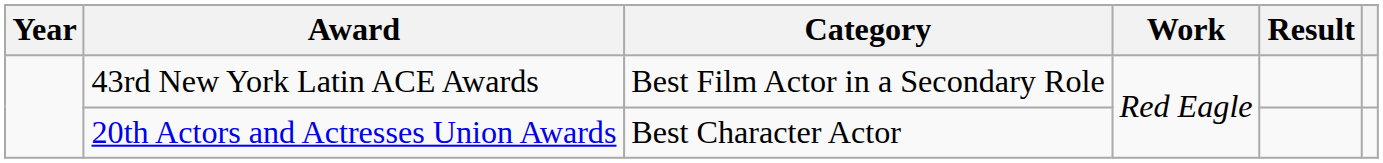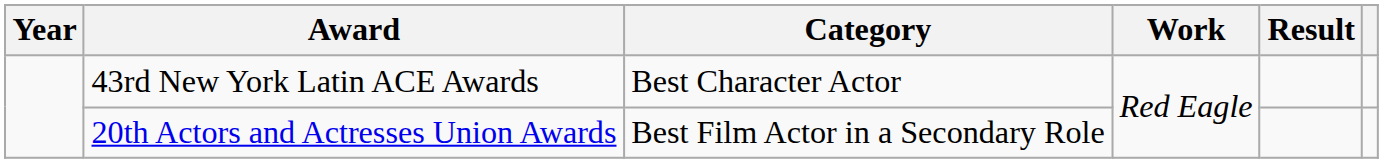(868, 81) Best Film Actor in a Secondary Role -> (766, 81) Best Character Actor
(766, 132) Best Character Actor -> (868, 132) Best Film Actor in a Secondary Role
